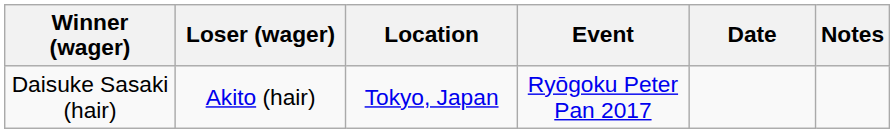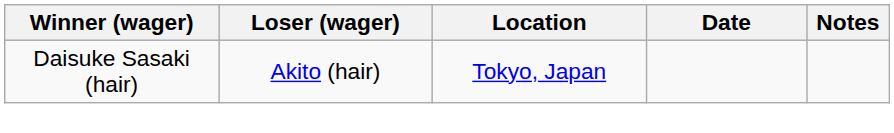- column: (603, 35)
